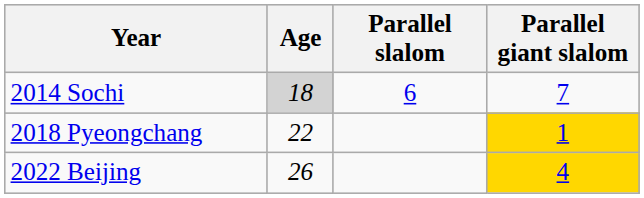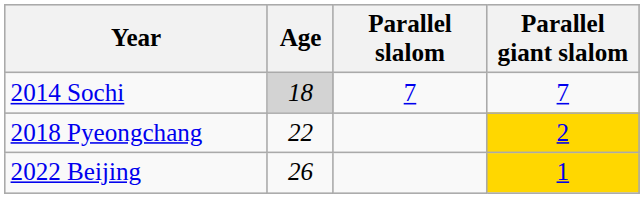(410, 92) 6 -> (410, 92) 7
(563, 132) 1 -> (563, 132) 2
(563, 172) 4 -> (563, 172) 1
